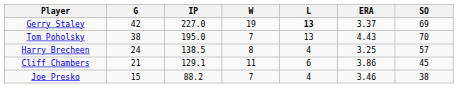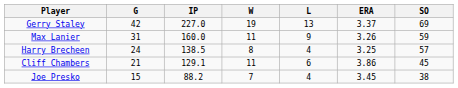(309, 24) bold -> (309, 24) normal
- row: (56, 37)
+ row: (56, 37)
(366, 77) 3.46 -> (366, 77) 3.45
